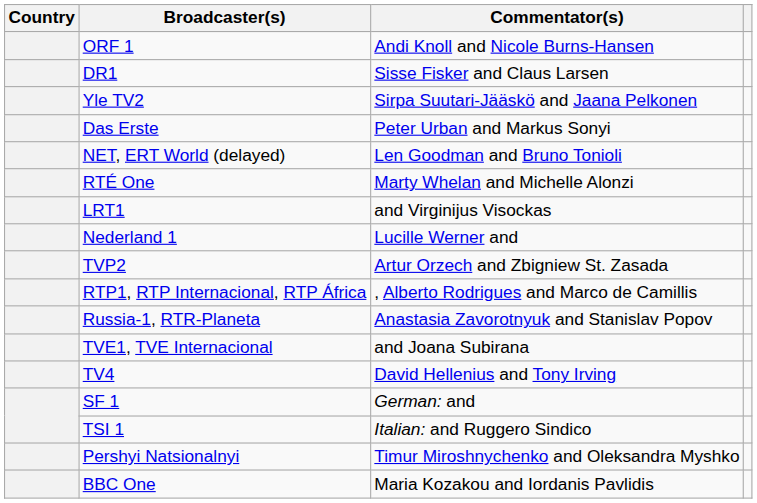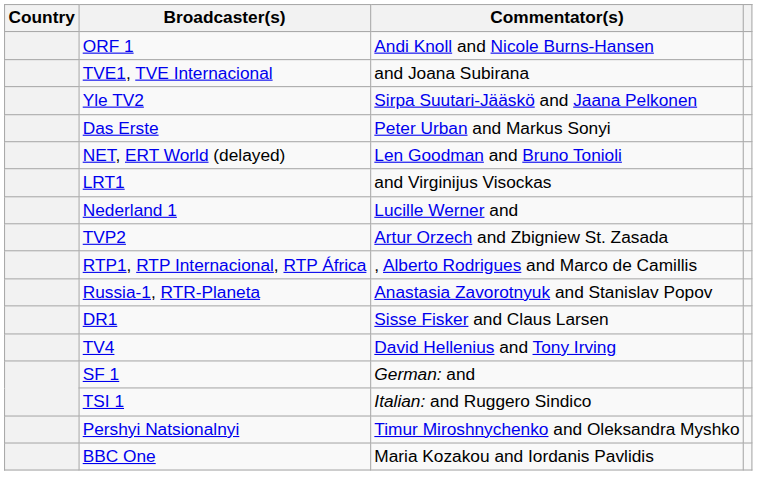rows swapped: (100, 73) <-> (178, 347)
- row: (119, 182)
